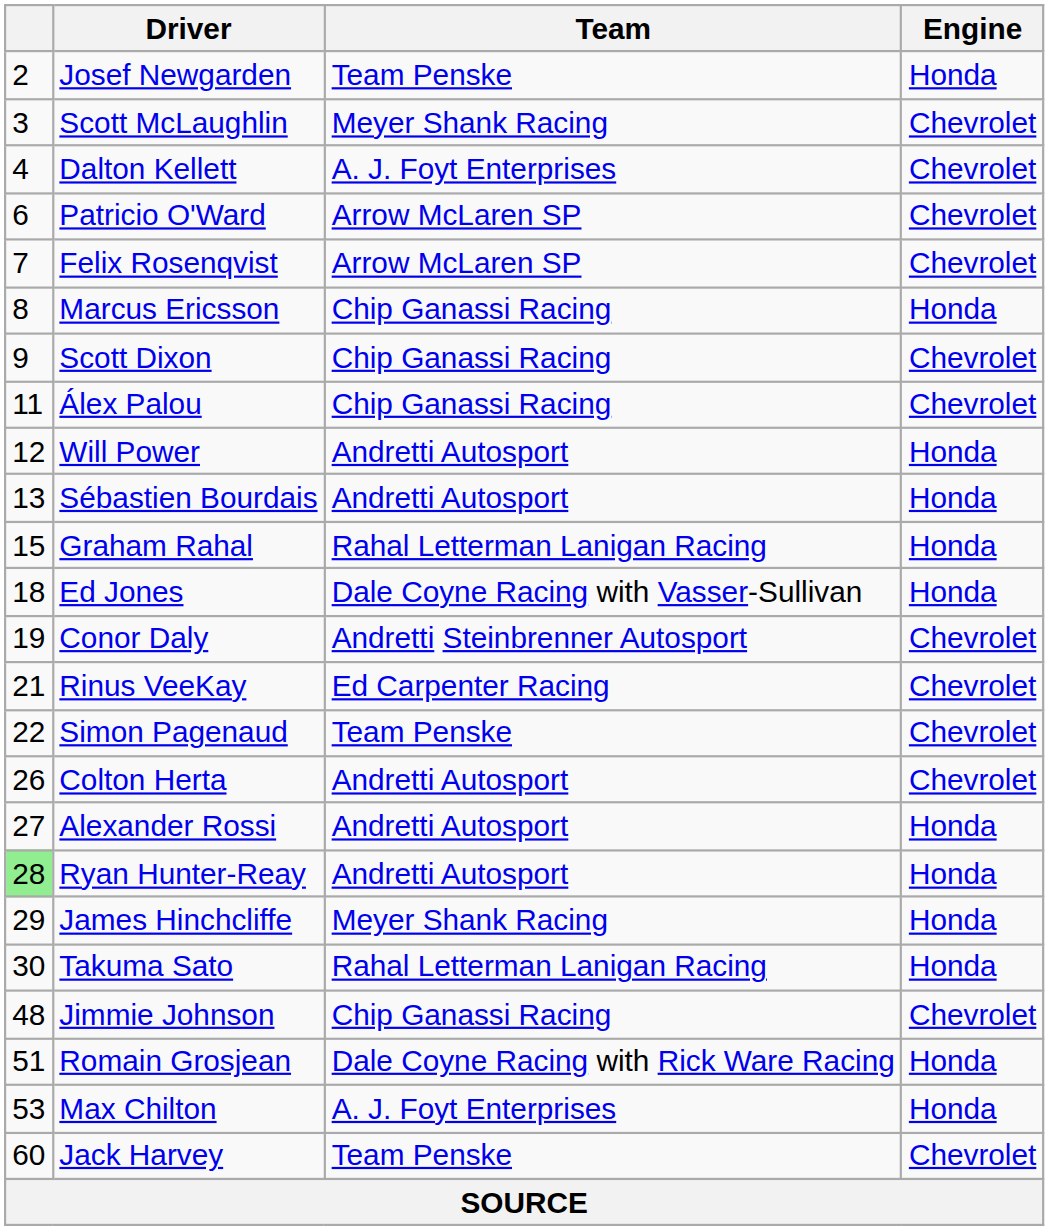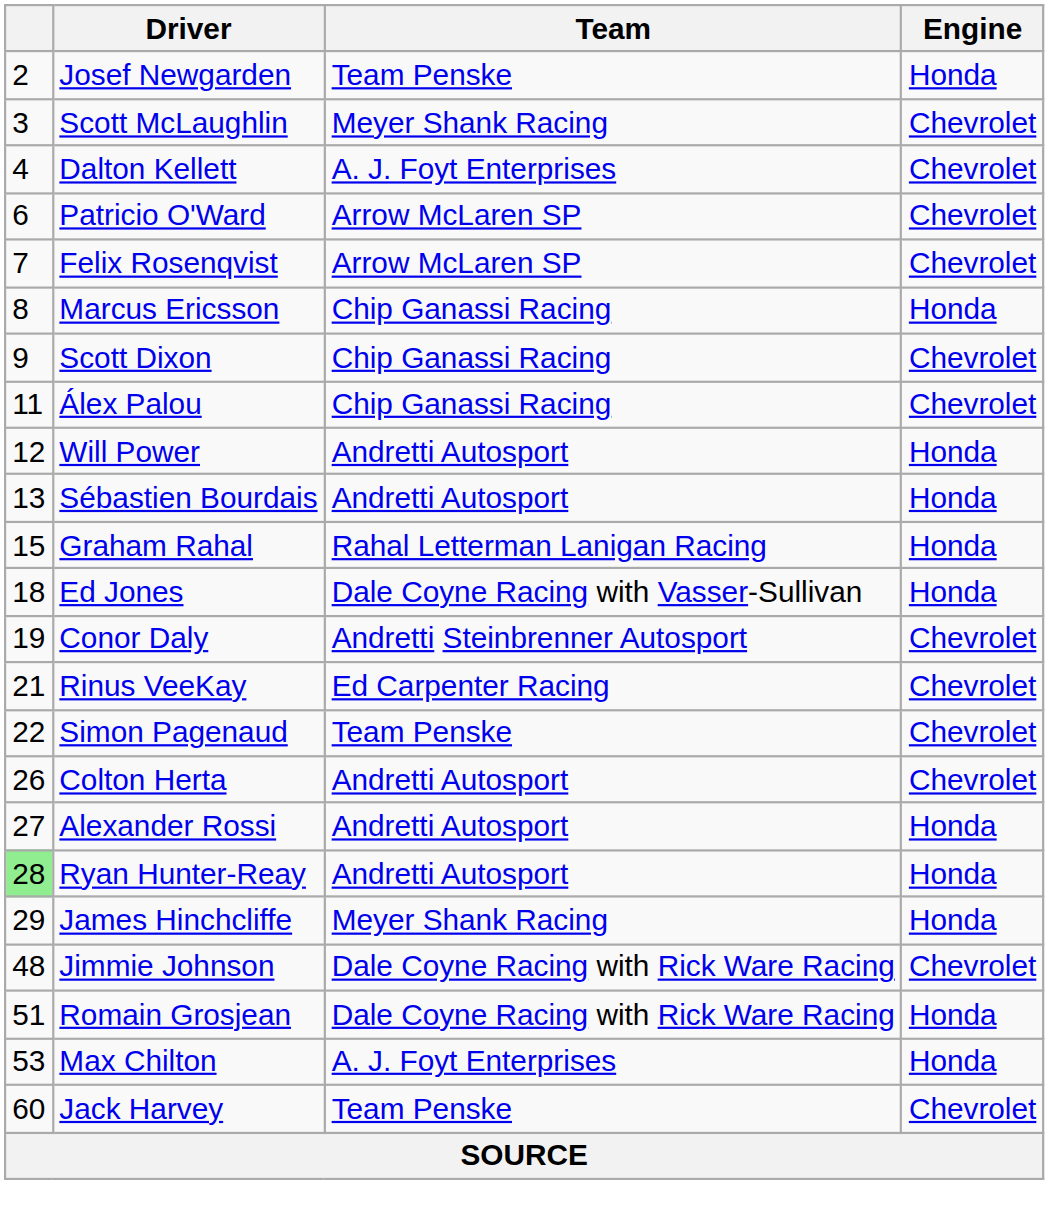- row: (146, 967)
(471, 1014) Chip Ganassi Racing -> (613, 967) Dale Coyne Racing with Rick Ware Racing
